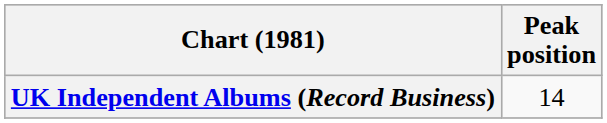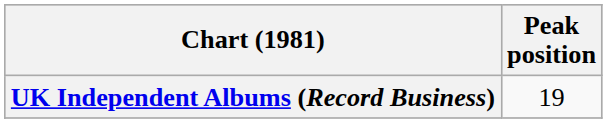(552, 96) 14 -> (552, 96) 19
